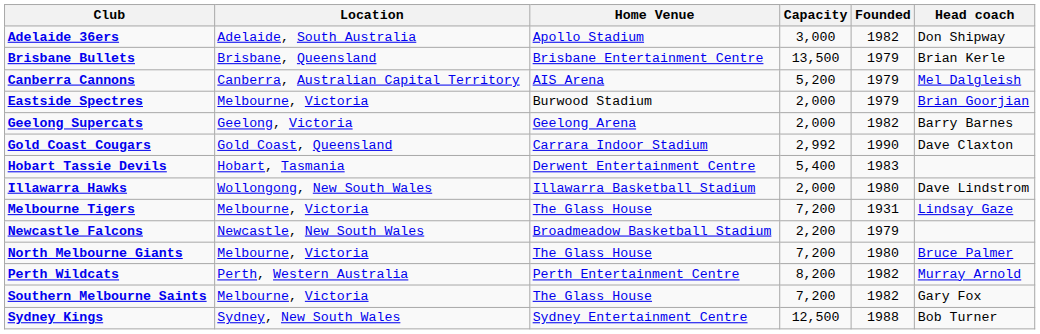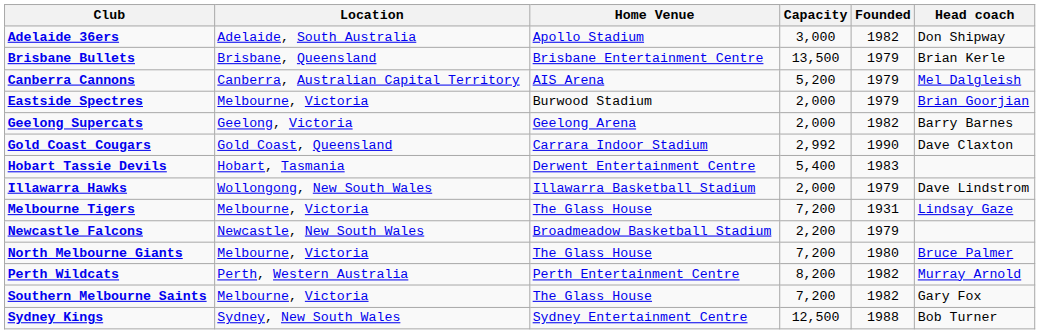(883, 188) 1980 -> (883, 188) 1979
